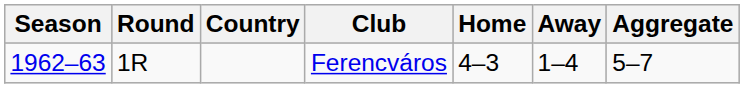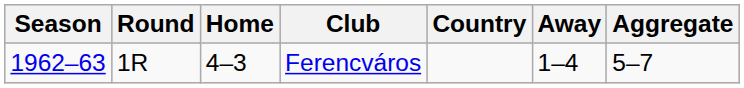columns swapped: (253, 23) <-> (492, 23)
